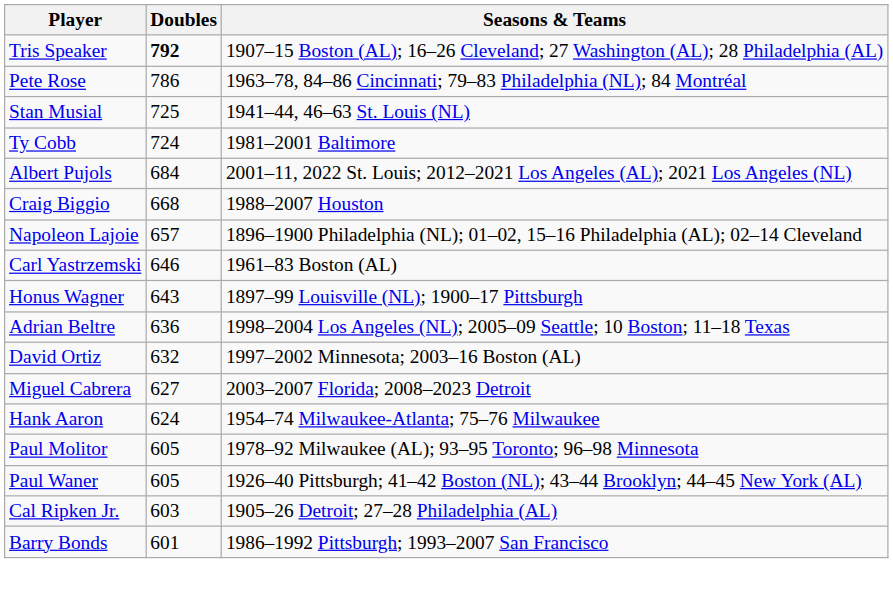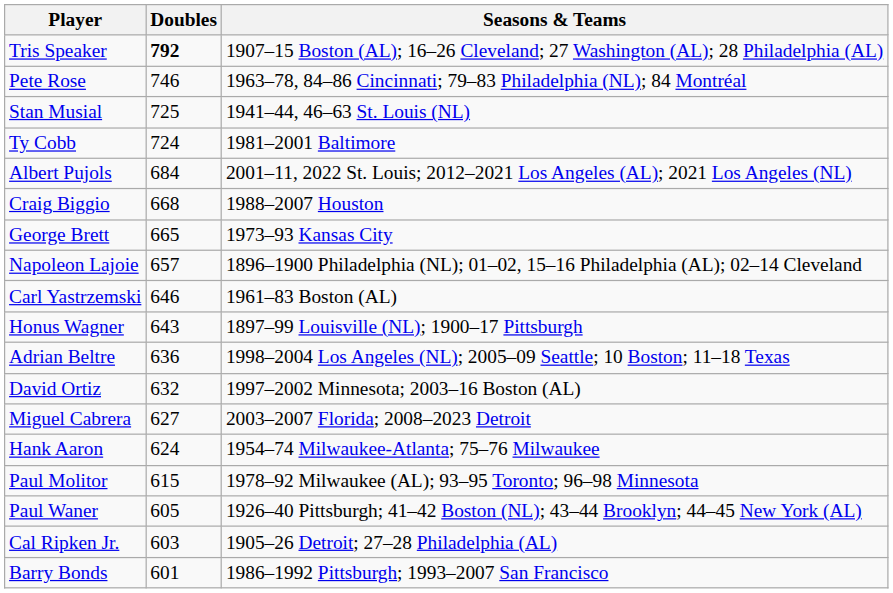(165, 81) 786 -> (165, 81) 746
+ row: (59, 234)
(165, 449) 605 -> (165, 480) 615
